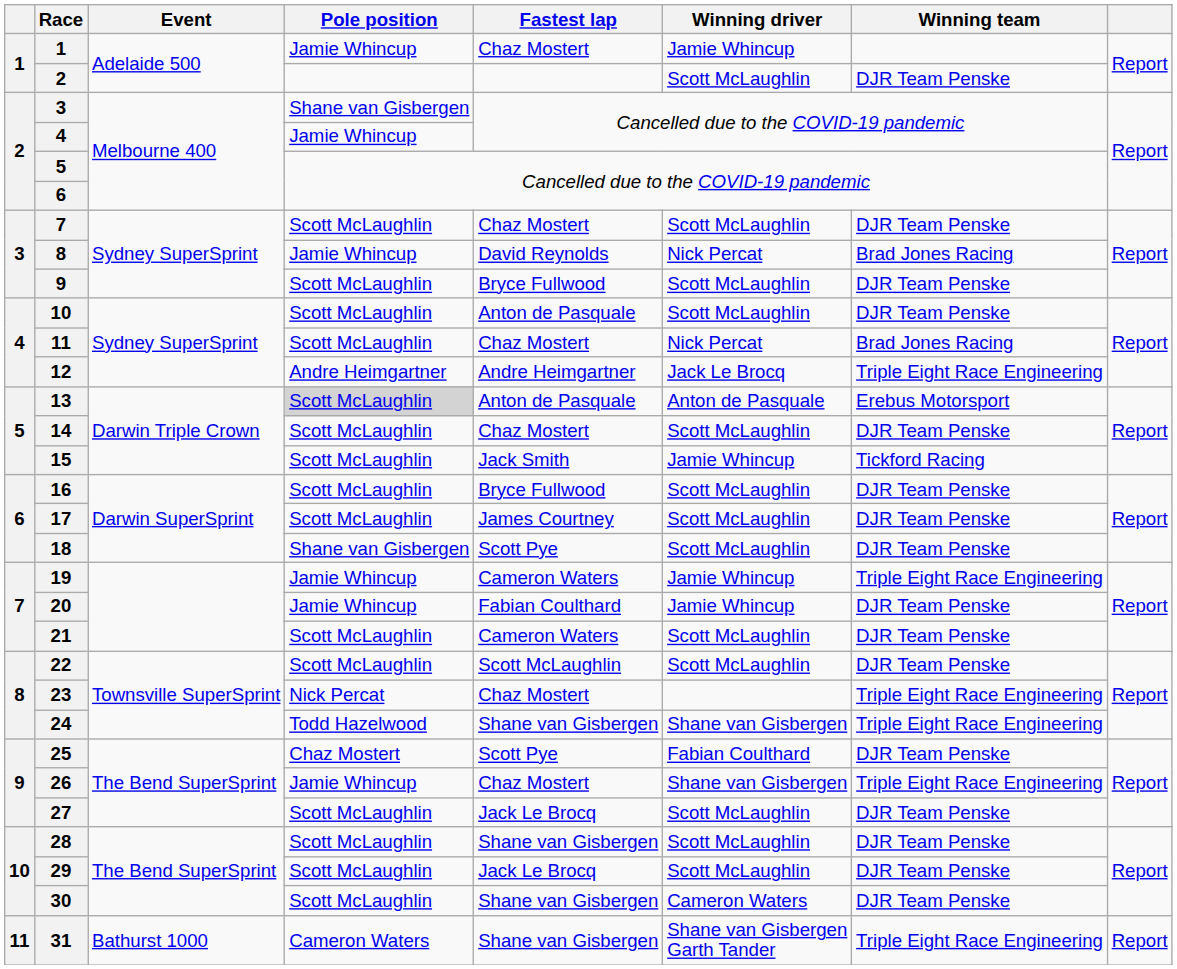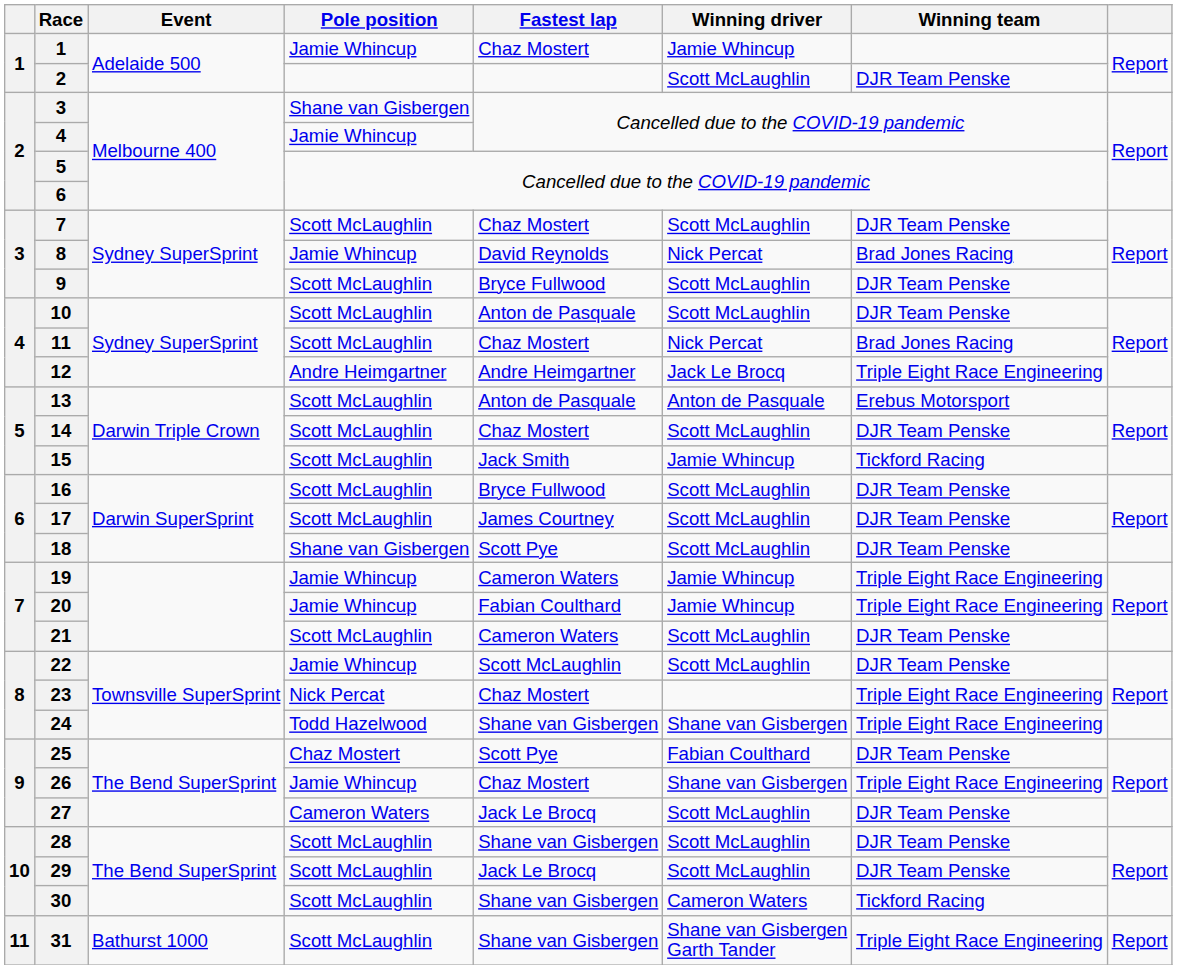(361, 401) lightgrey background -> (361, 401) no background
(933, 606) DJR Team Penske -> (979, 606) Triple Eight Race Engineering
(361, 665) Scott McLaughlin -> (353, 665) Jamie Whincup
(361, 812) Scott McLaughlin -> (359, 812) Cameron Waters
(933, 900) DJR Team Penske -> (920, 900) Tickford Racing
(359, 940) Cameron Waters -> (361, 940) Scott McLaughlin
